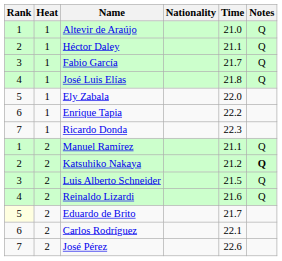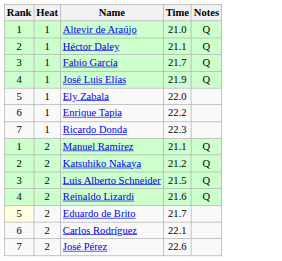- column: (191, 12)
(233, 79) 21.8 -> (177, 79) 21.9
(262, 163) bold -> (206, 163) normal
